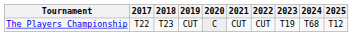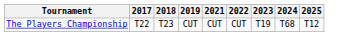- column: (215, 11)
